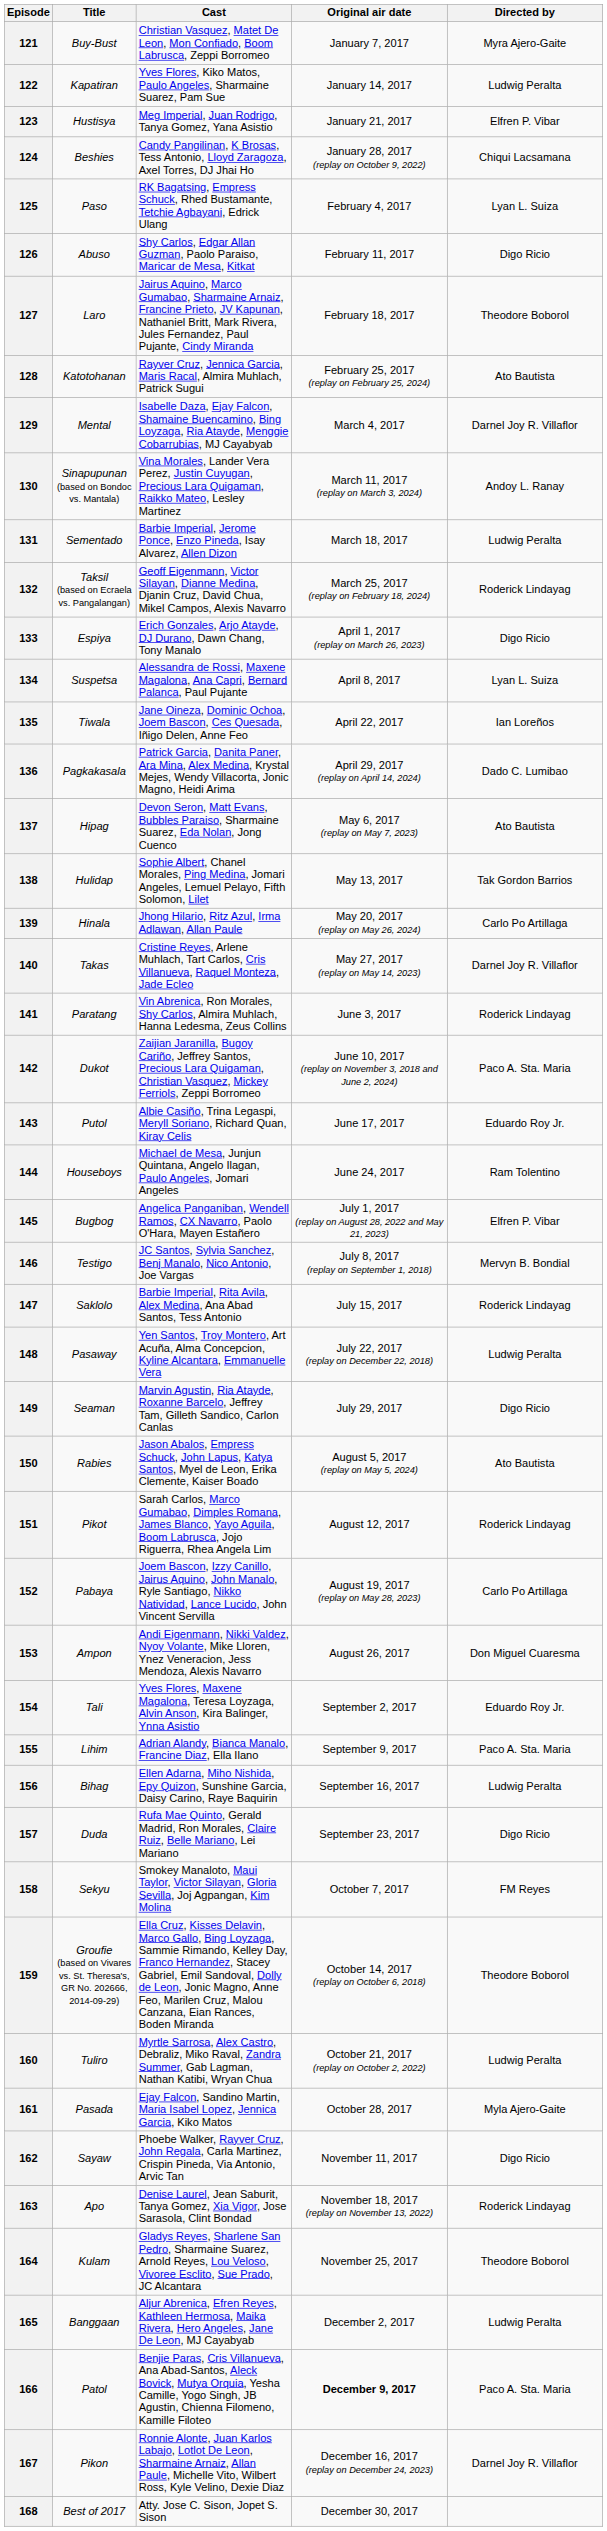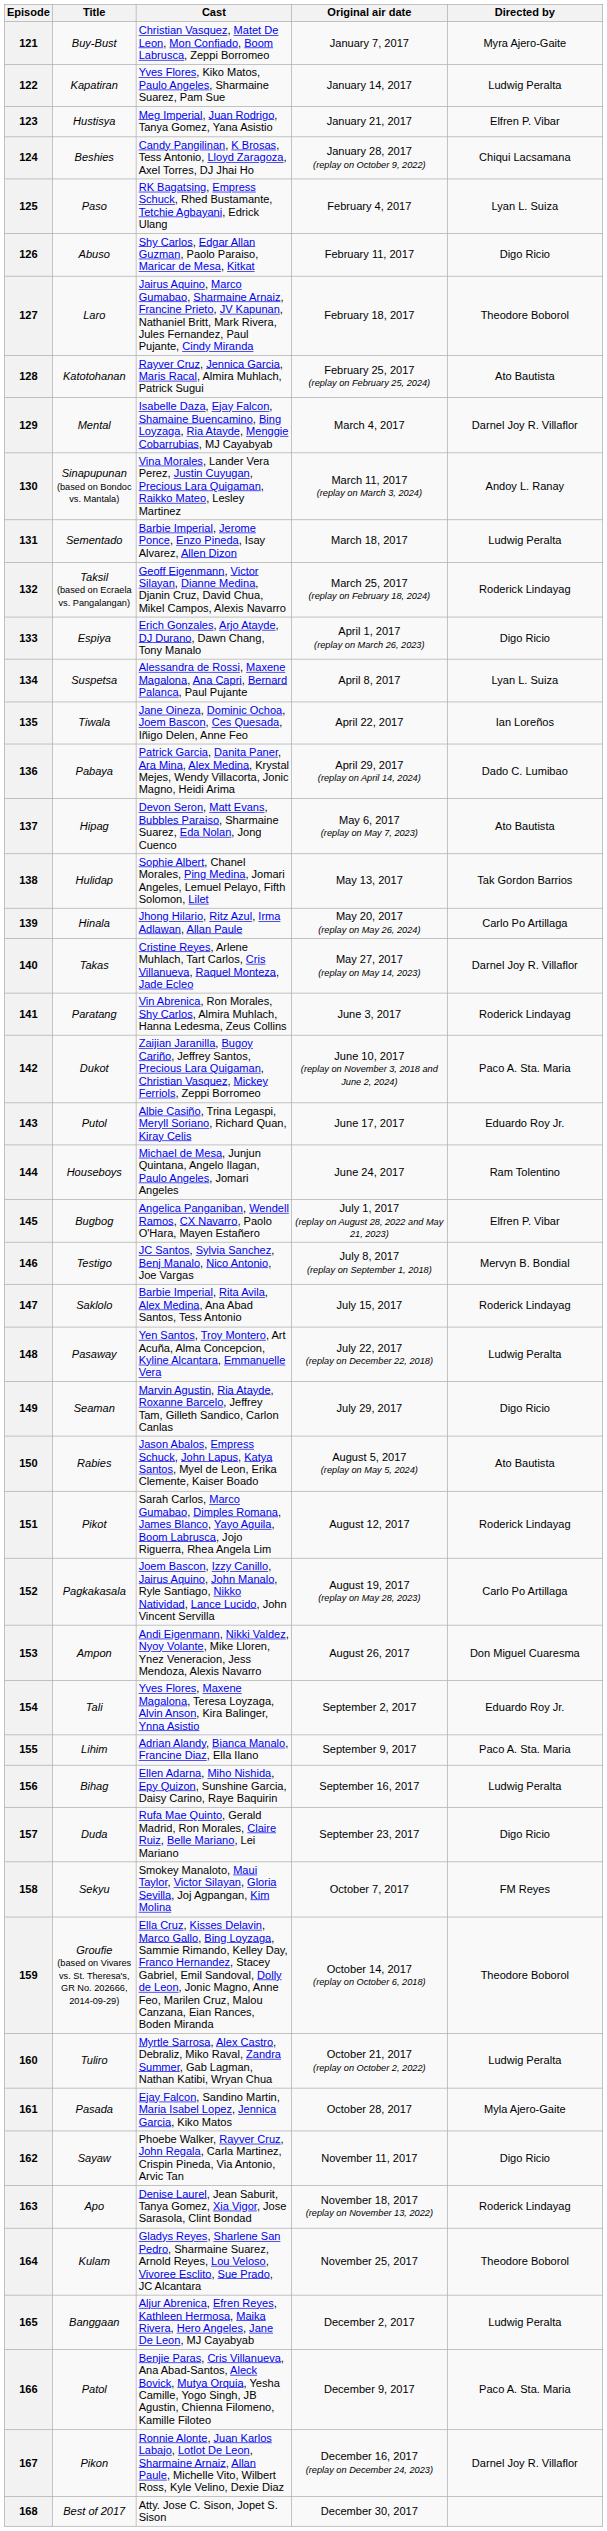(94, 771) Pagkakasala -> (94, 771) Pabaya
(94, 1591) Pabaya -> (94, 1591) Pagkakasala
(369, 2389) bold -> (369, 2389) normal
